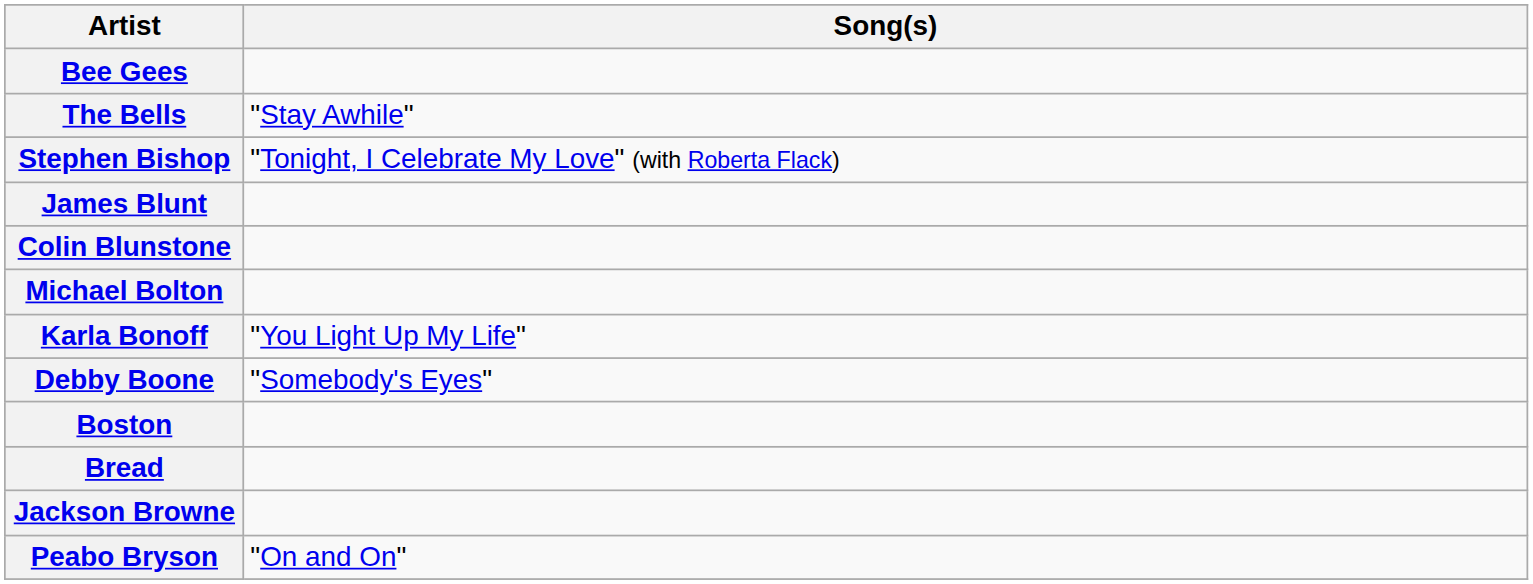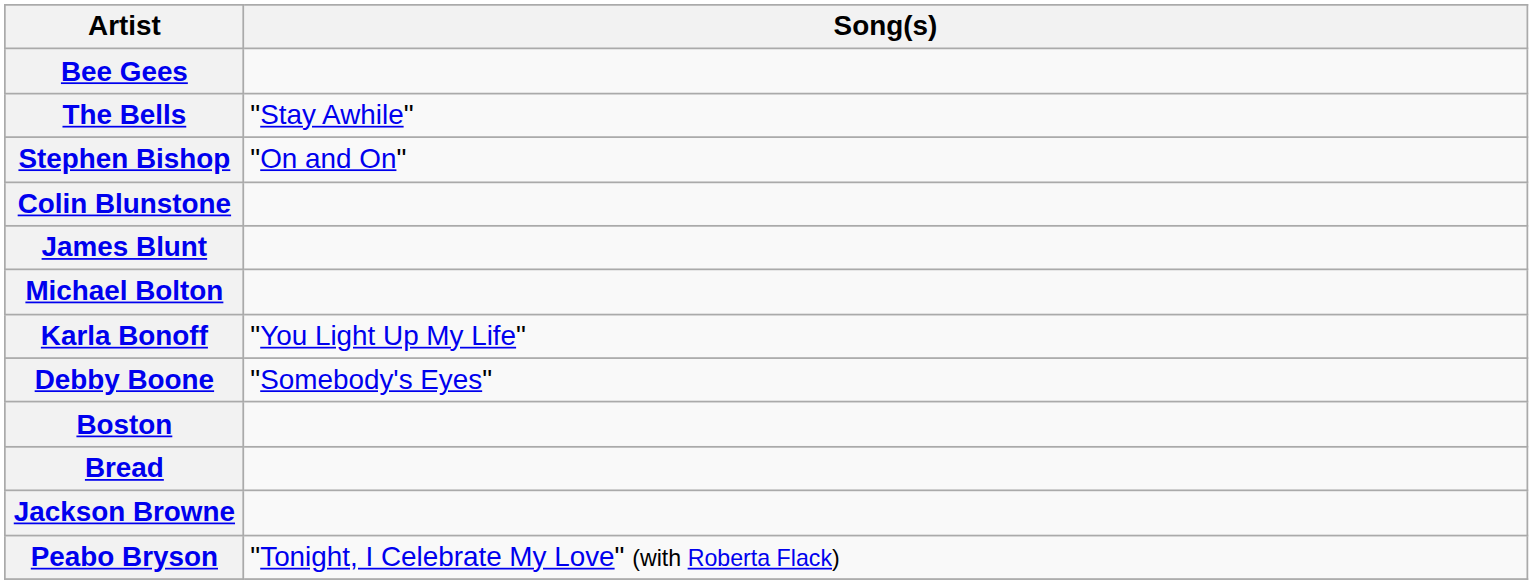(545, 159) "Tonight, I Celebrate My Love" (with Roberta Flack) -> (328, 159) "On and On"
rows swapped: (124, 247) <-> (124, 203)
(328, 556) "On and On" -> (545, 556) "Tonight, I Celebrate My Love" (with Roberta Flack)
